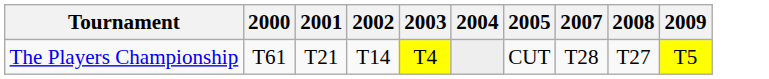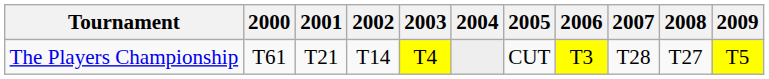+ column: (581, 22)
